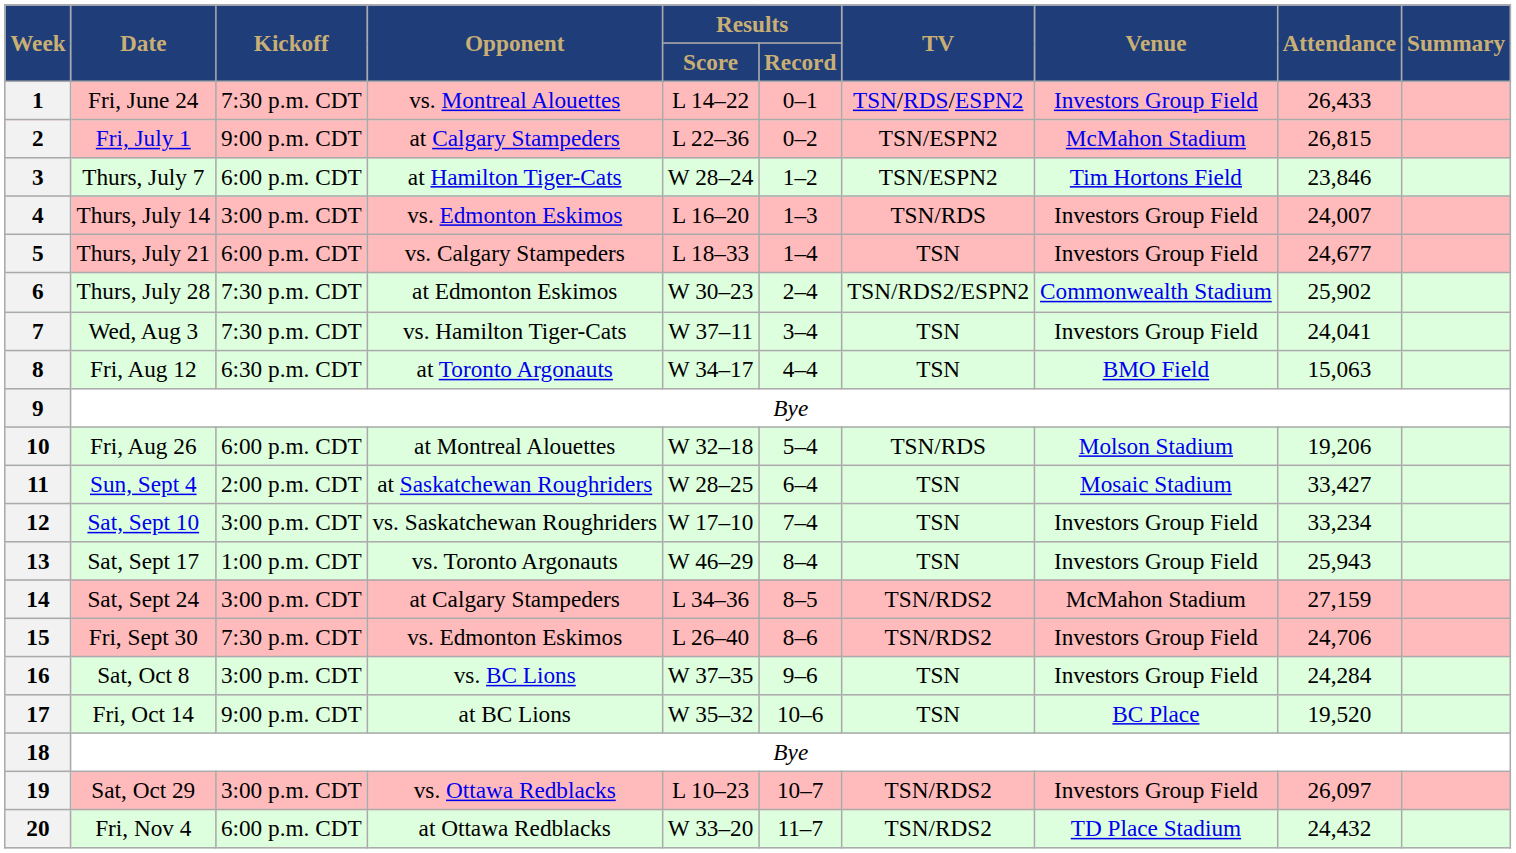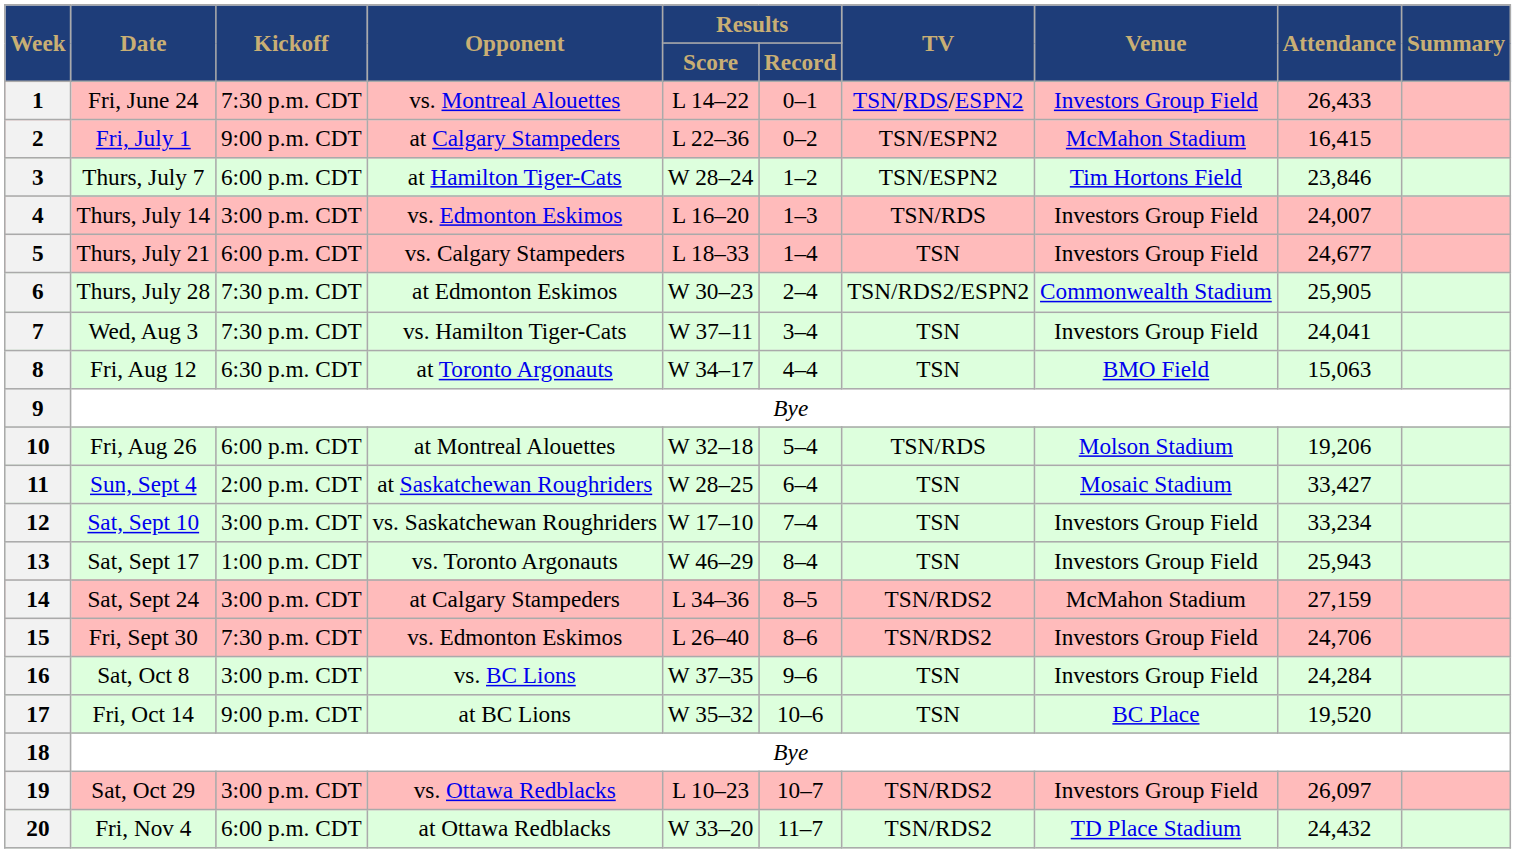(1339, 138) 26,815 -> (1339, 138) 16,415
(1339, 292) 25,902 -> (1339, 292) 25,905
